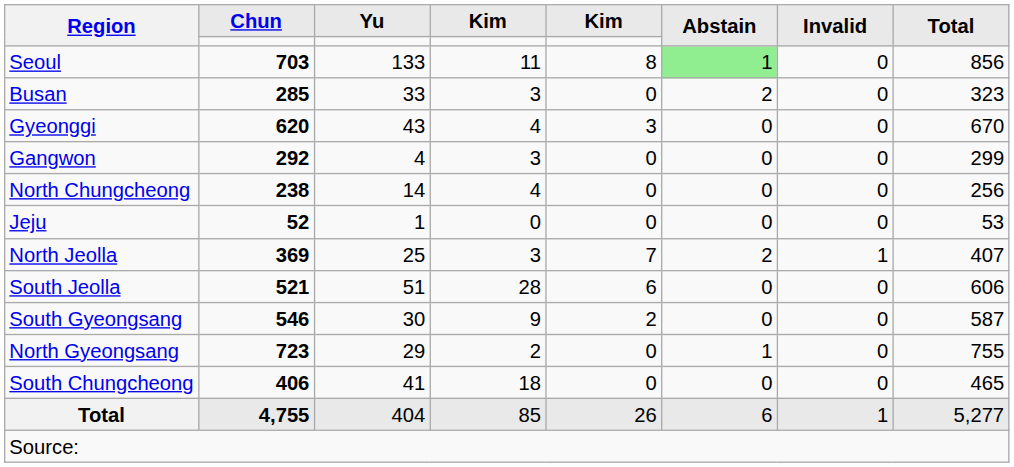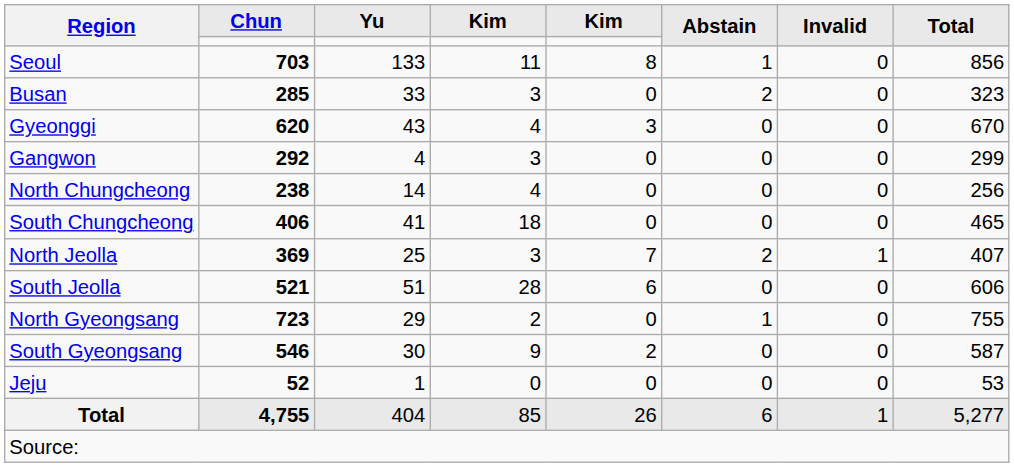(767, 62) lightgreen background -> (767, 62) no background
rows swapped: (101, 382) <-> (28, 222)
rows swapped: (94, 350) <-> (96, 318)
